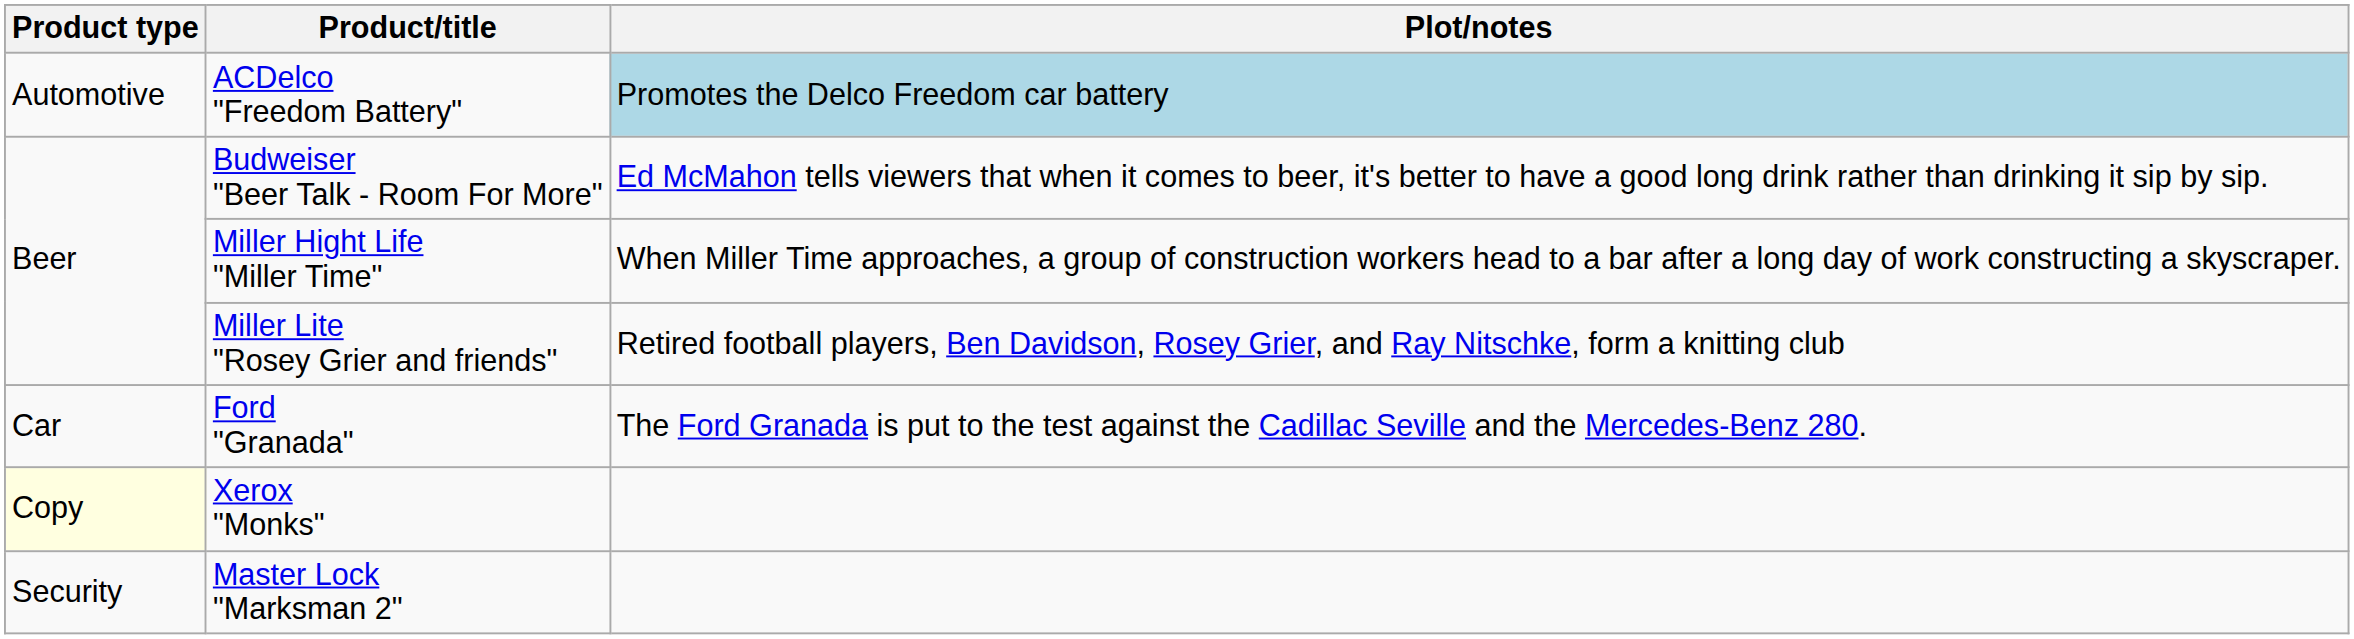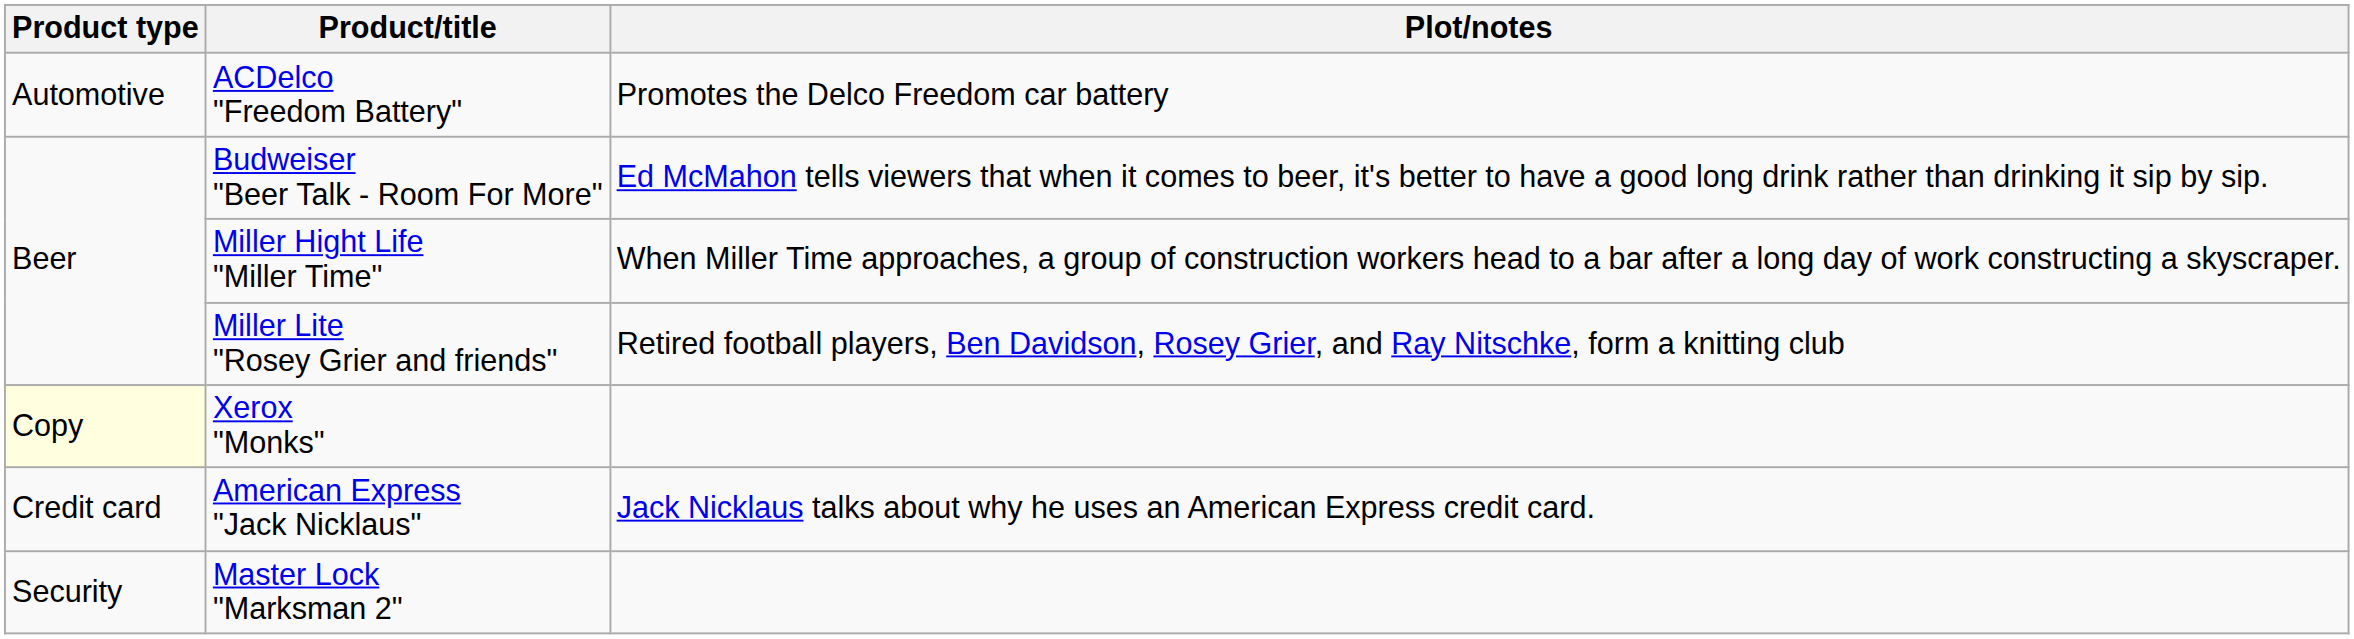(893, 94) lightblue background -> (893, 94) no background
- row: (283, 425)
+ row: (337, 508)
